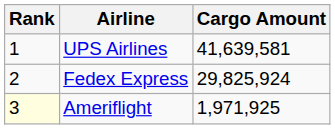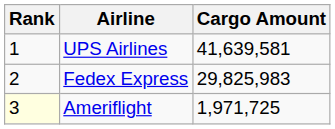(244, 78) 29,825,924 -> (244, 78) 29,825,983
(238, 108) 1,971,925 -> (238, 108) 1,971,725
